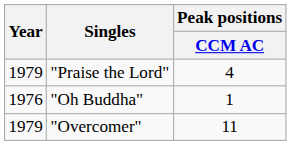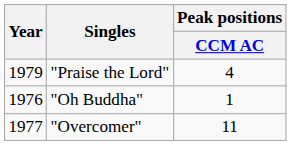(26, 126) 1979 -> (26, 126) 1977
